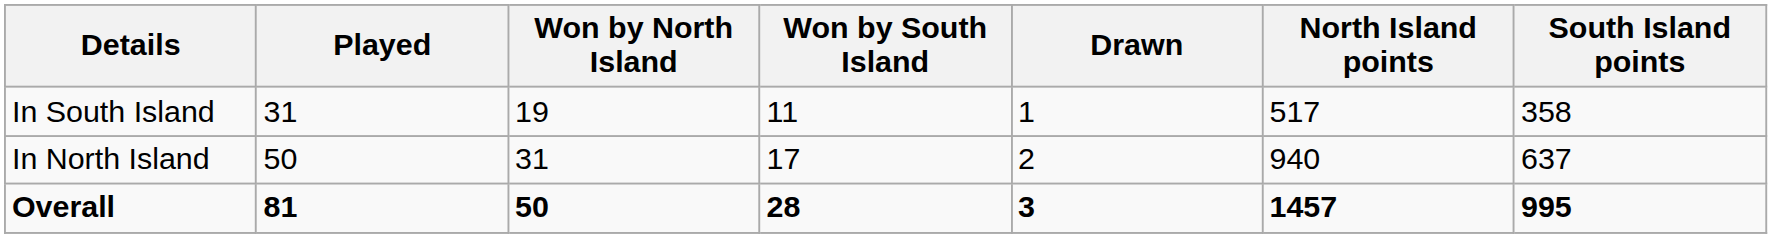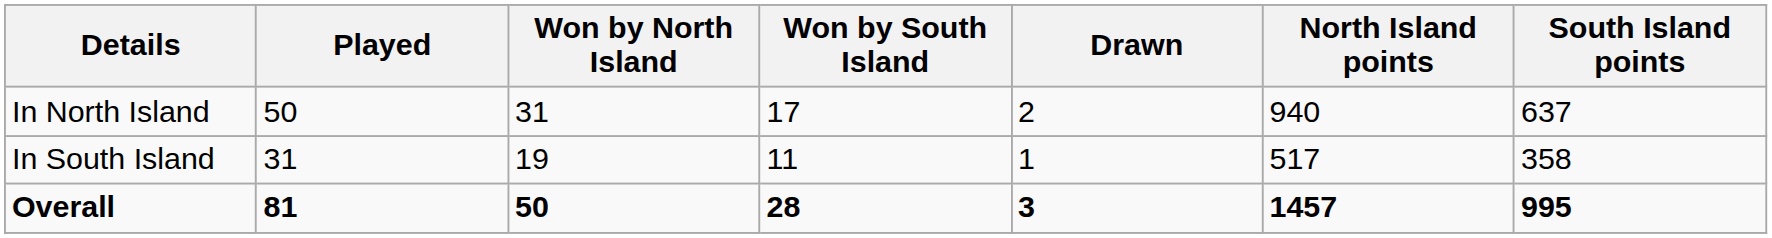rows swapped: (111, 159) <-> (113, 111)
